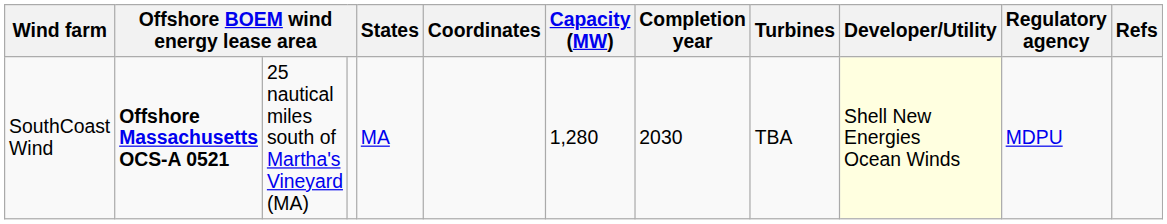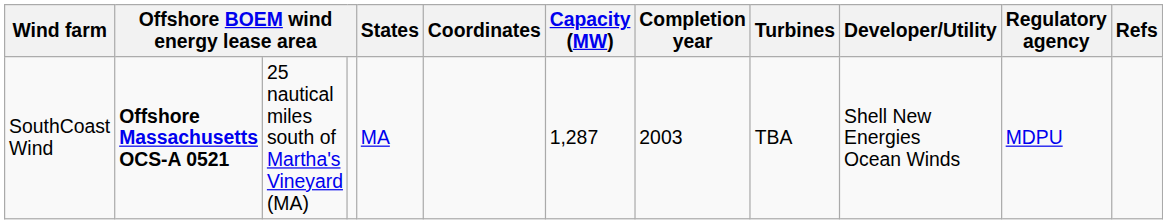(574, 137) 1,280 -> (574, 137) 1,287
(661, 137) 2030 -> (661, 137) 2003
(902, 137) lightyellow background -> (902, 137) no background
